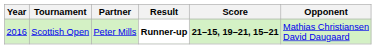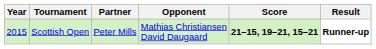columns swapped: (326, 12) <-> (164, 12)
(17, 32) 2016 -> (17, 32) 2015
